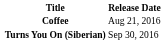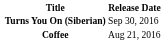rows swapped: (55, 21) <-> (55, 34)
